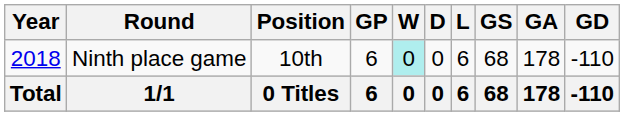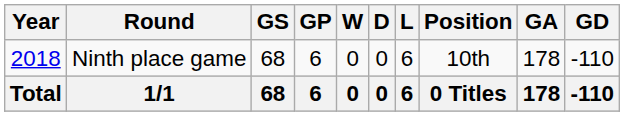columns swapped: (301, 22) <-> (496, 22)
(409, 57) paleturquoise background -> (353, 57) no background
